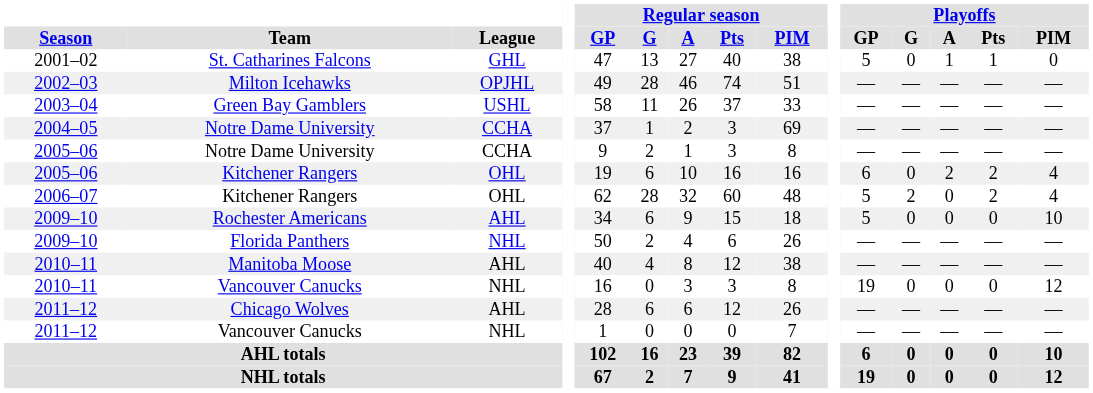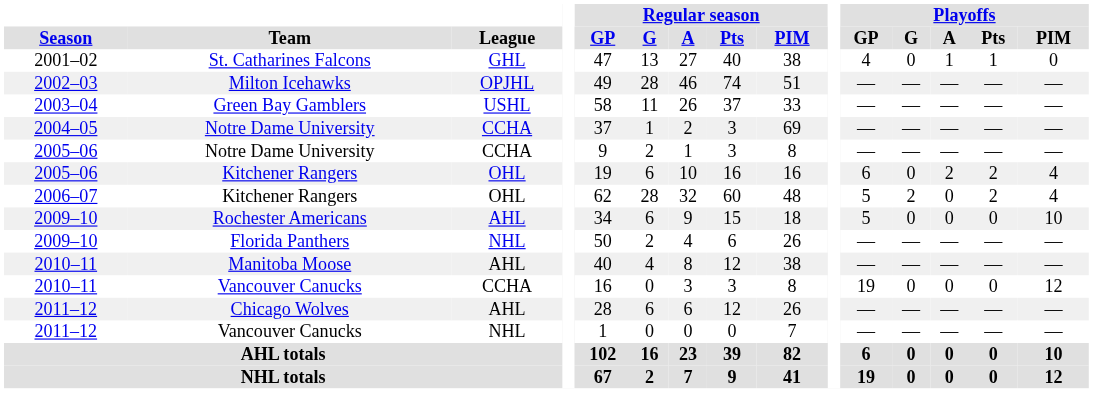(866, 60) 5 -> (866, 60) 4
(507, 286) NHL -> (507, 286) CCHA
